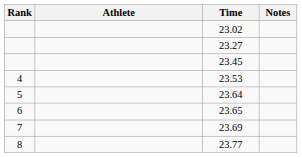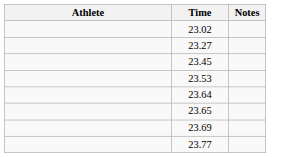- column: (20, 12)
